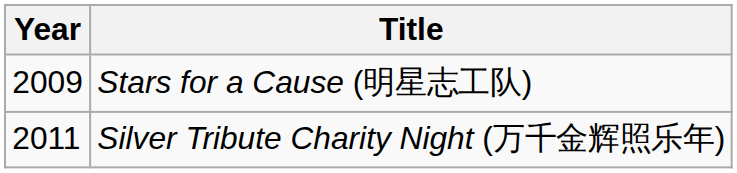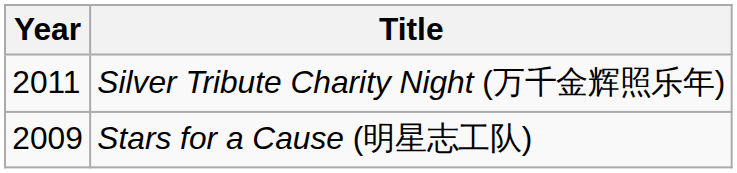rows swapped: (315, 81) <-> (411, 138)
